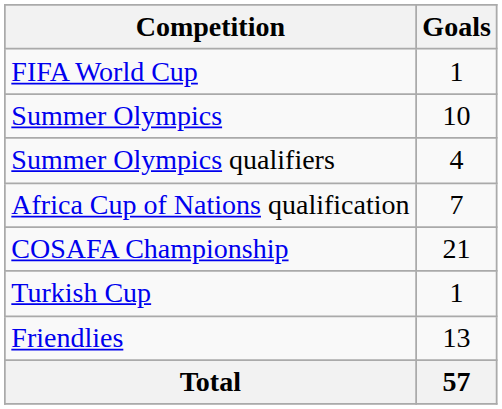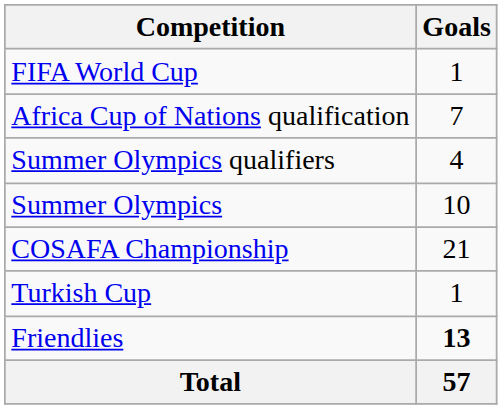rows swapped: (117, 115) <-> (210, 204)
(457, 337) normal -> (457, 337) bold
